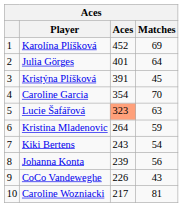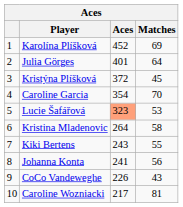(120, 78) 391 -> (120, 78) 372
(157, 111) 63 -> (157, 111) 53
(157, 128) 59 -> (157, 128) 58
(157, 144) 54 -> (157, 144) 55
(120, 161) 239 -> (120, 161) 241
